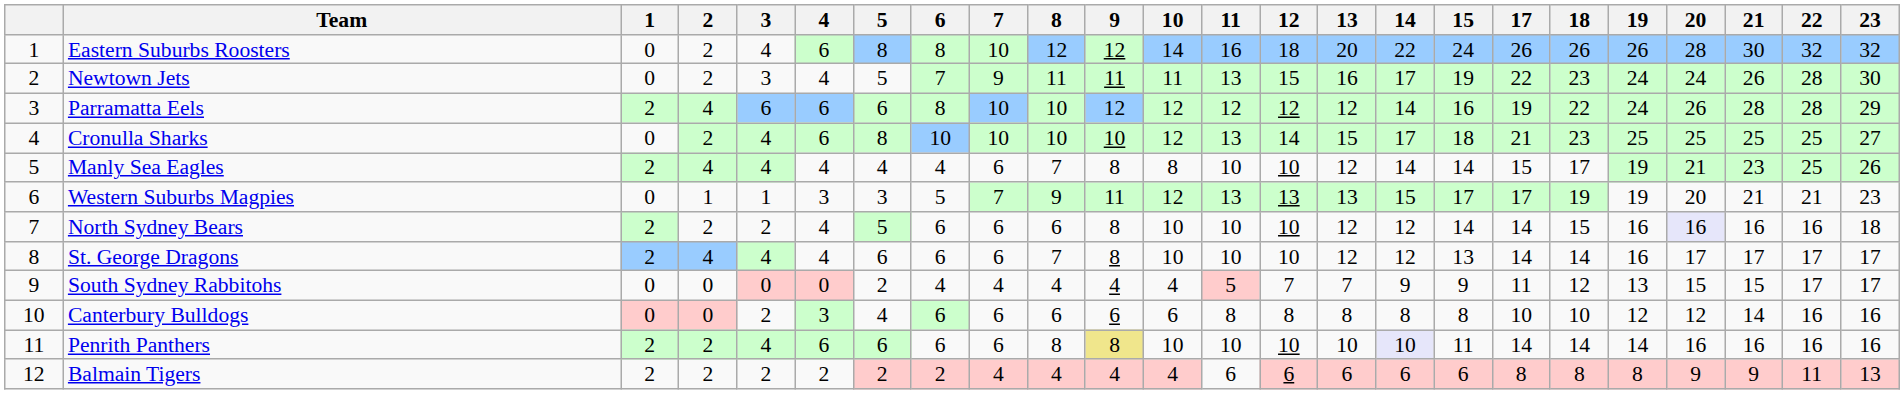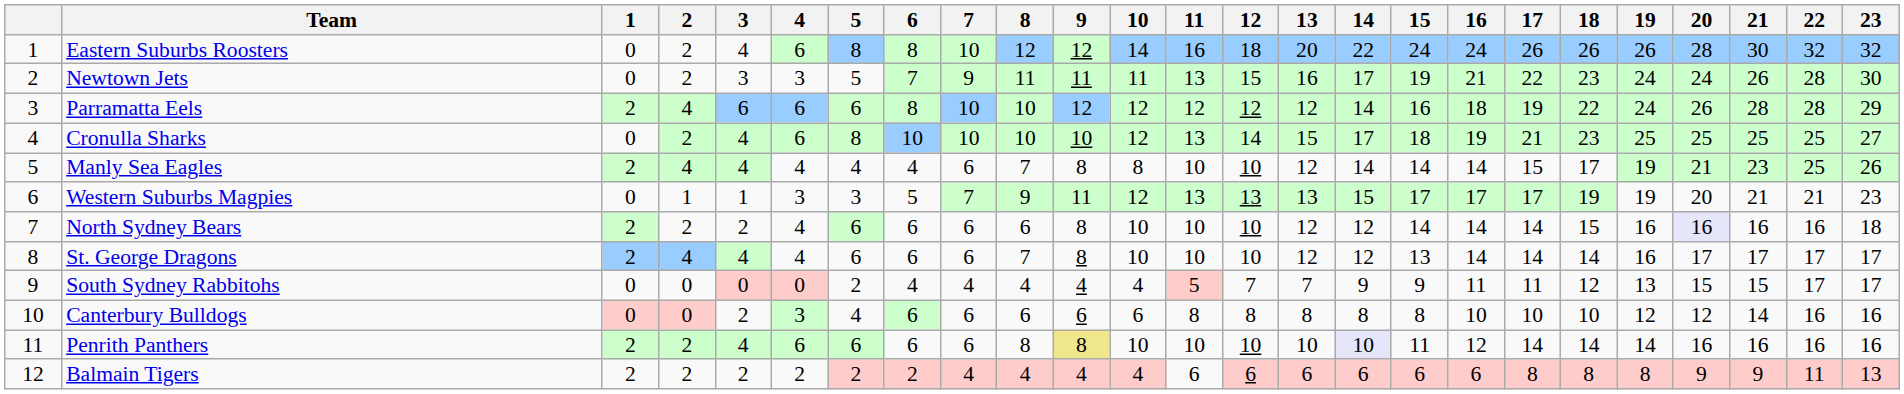+ column: (1476, 19)
(824, 78) 4 -> (800, 78) 3
(882, 226) 5 -> (856, 226) 6
